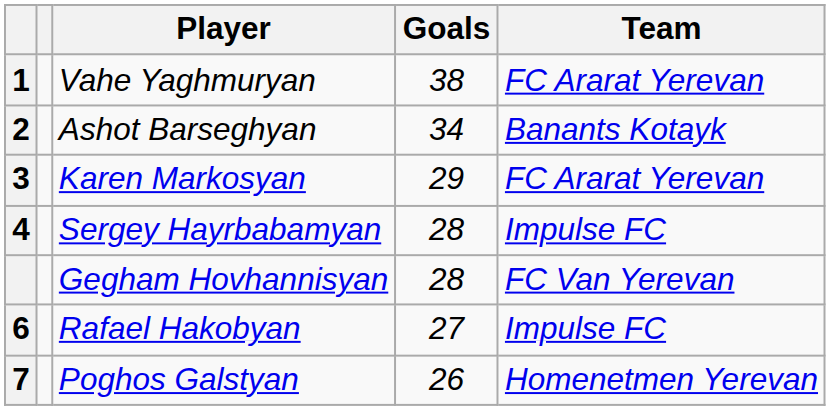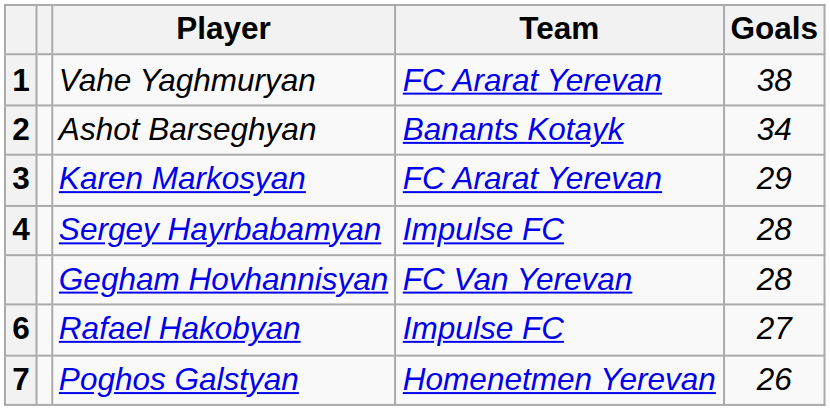columns swapped: (661, 29) <-> (447, 29)
